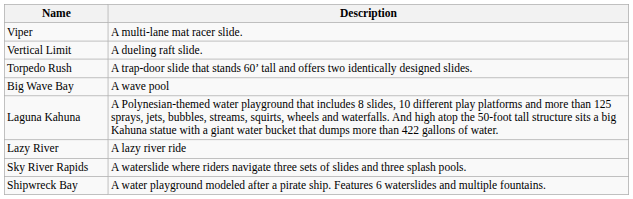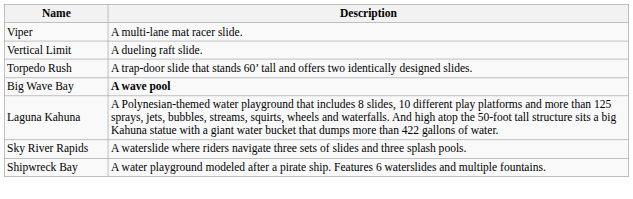(140, 86) normal -> (141, 86) bold
- row: (33, 149)
